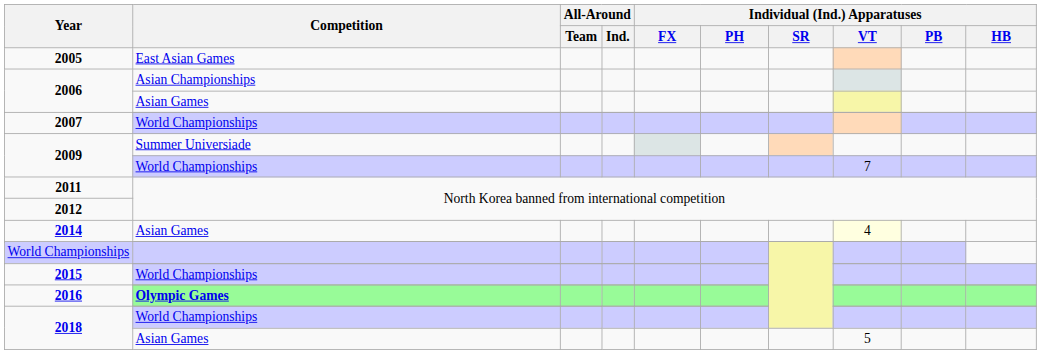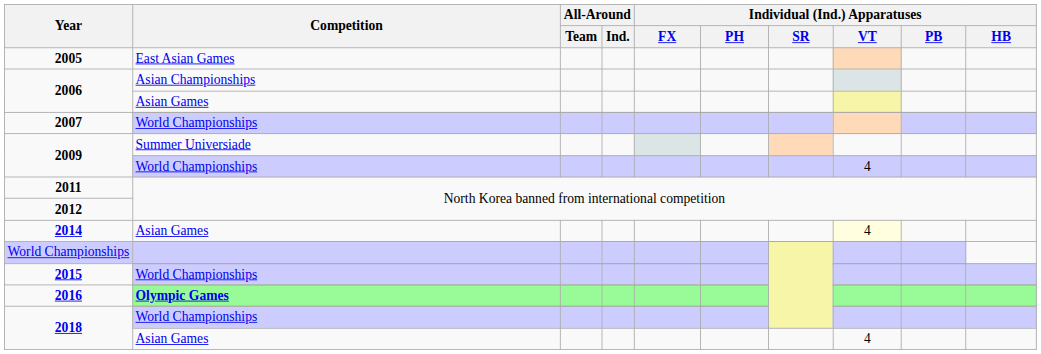(867, 166) 7 -> (867, 166) 4
(867, 338) 5 -> (867, 338) 4
